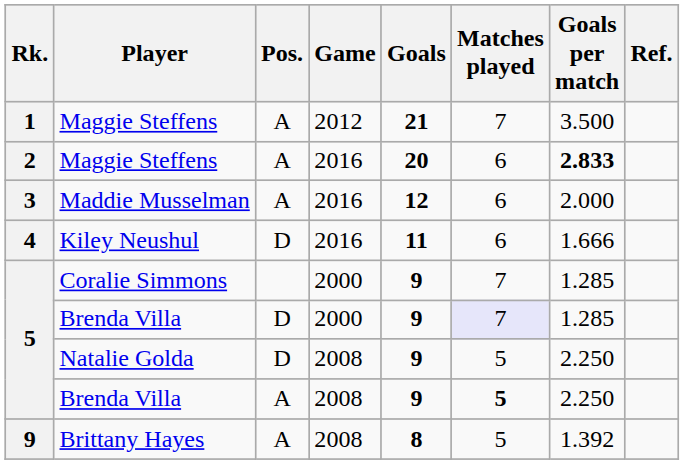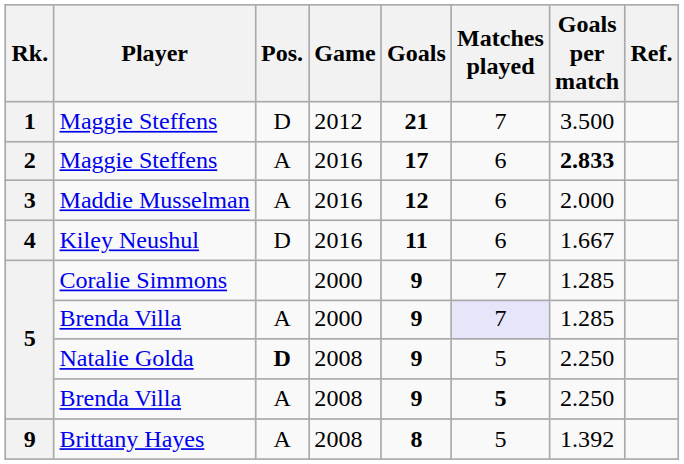(282, 121) A -> (282, 121) D
(416, 160) 20 -> (416, 160) 17
(587, 240) 1.666 -> (587, 240) 1.667
(282, 319) D -> (282, 319) A
(282, 359) normal -> (282, 359) bold
